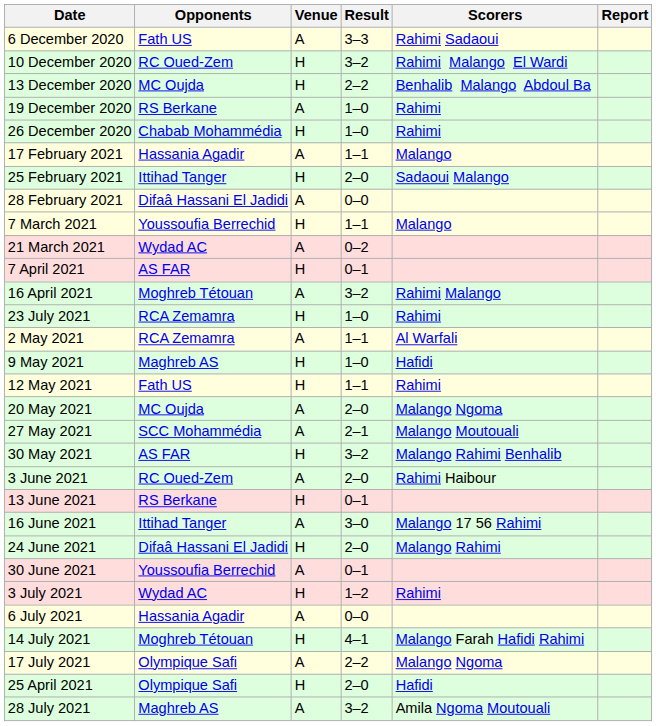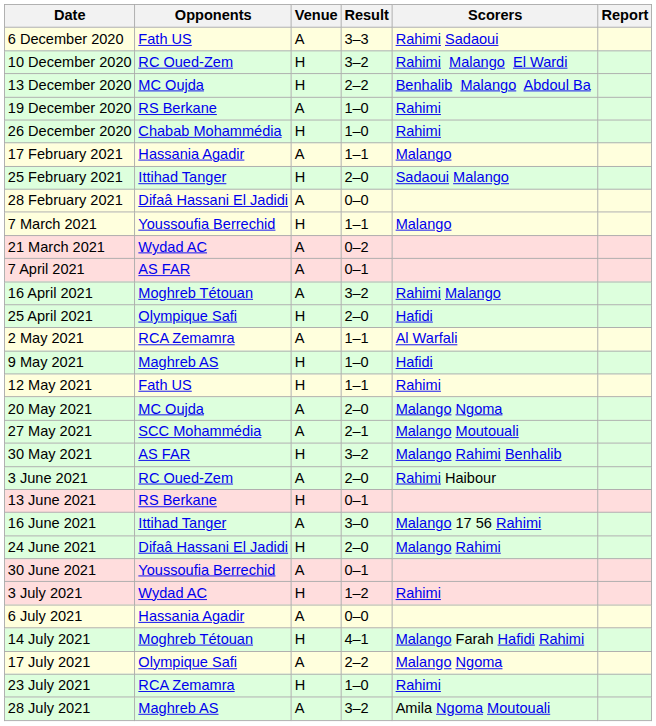(300, 270) H -> (300, 270) A
rows swapped: (50, 685) <-> (49, 316)
